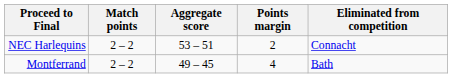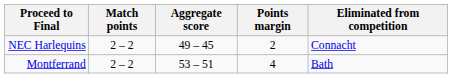(196, 45) 53 – 51 -> (196, 45) 49 – 45
(196, 63) 49 – 45 -> (196, 63) 53 – 51
